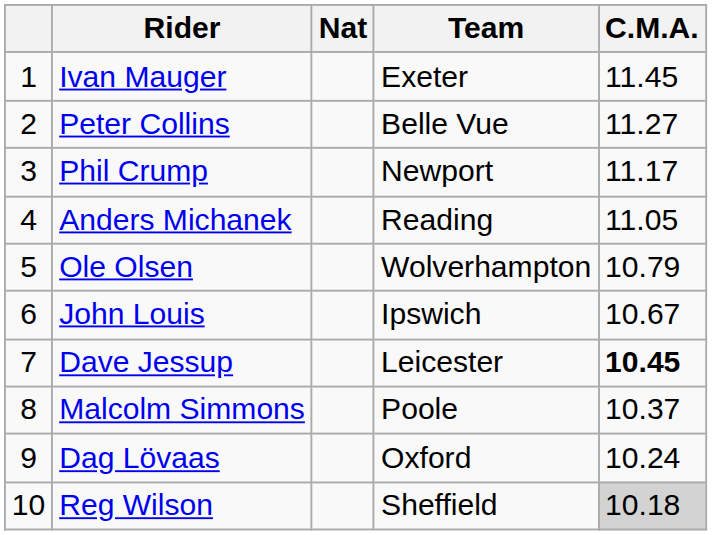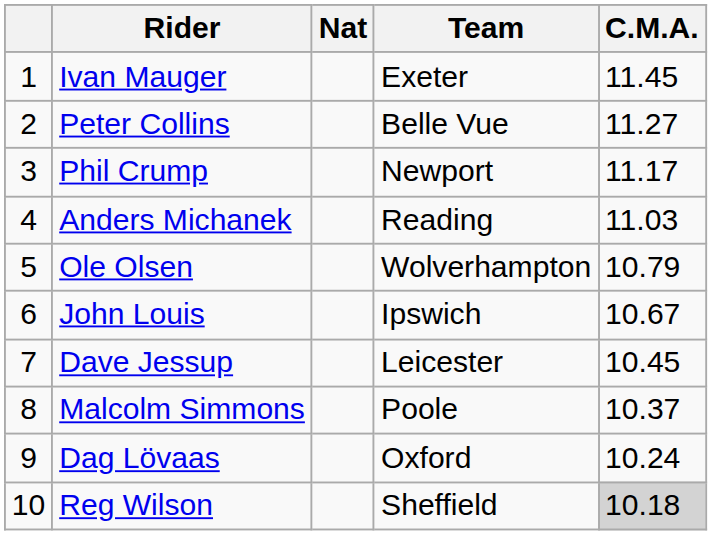(642, 219) 11.05 -> (642, 219) 11.03
(643, 362) bold -> (643, 362) normal
